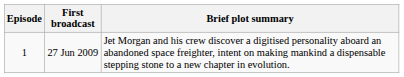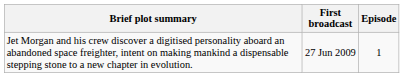columns swapped: (24, 18) <-> (250, 18)
